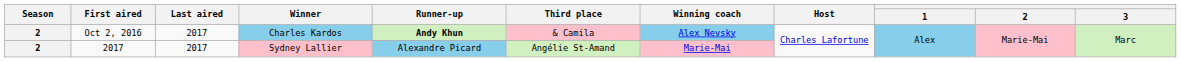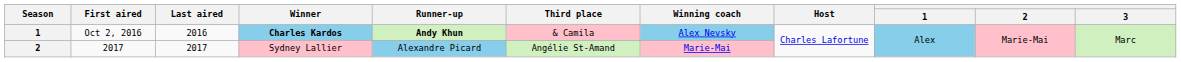(38, 32) 2 -> (38, 32) 1
(197, 32) 2017 -> (197, 32) 2016
(306, 32) normal -> (306, 32) bold
